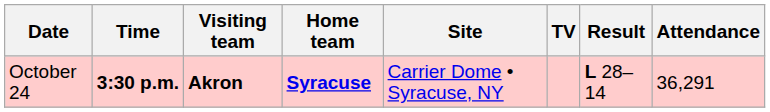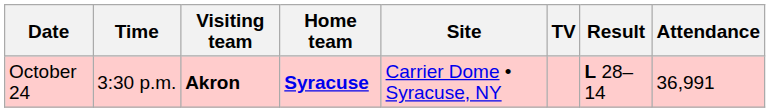(138, 82) bold -> (137, 82) normal
(686, 82) 36,291 -> (686, 82) 36,991
